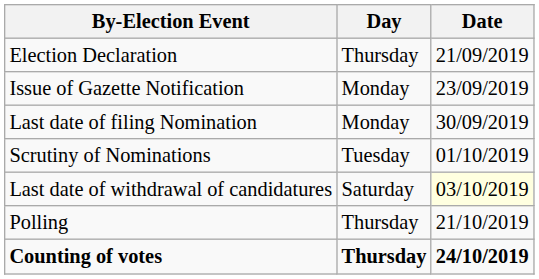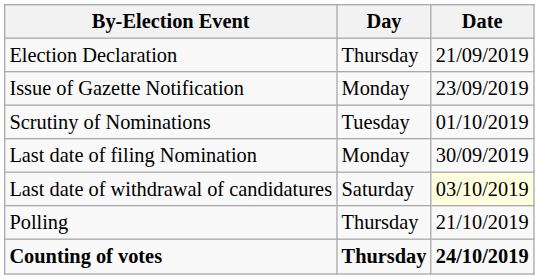rows swapped: (133, 122) <-> (110, 155)
